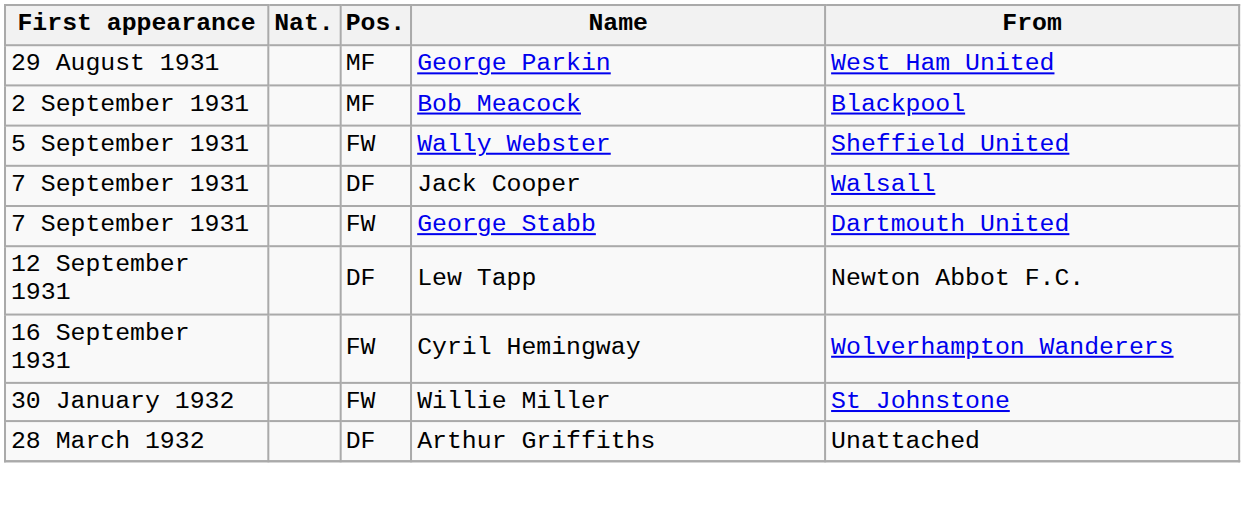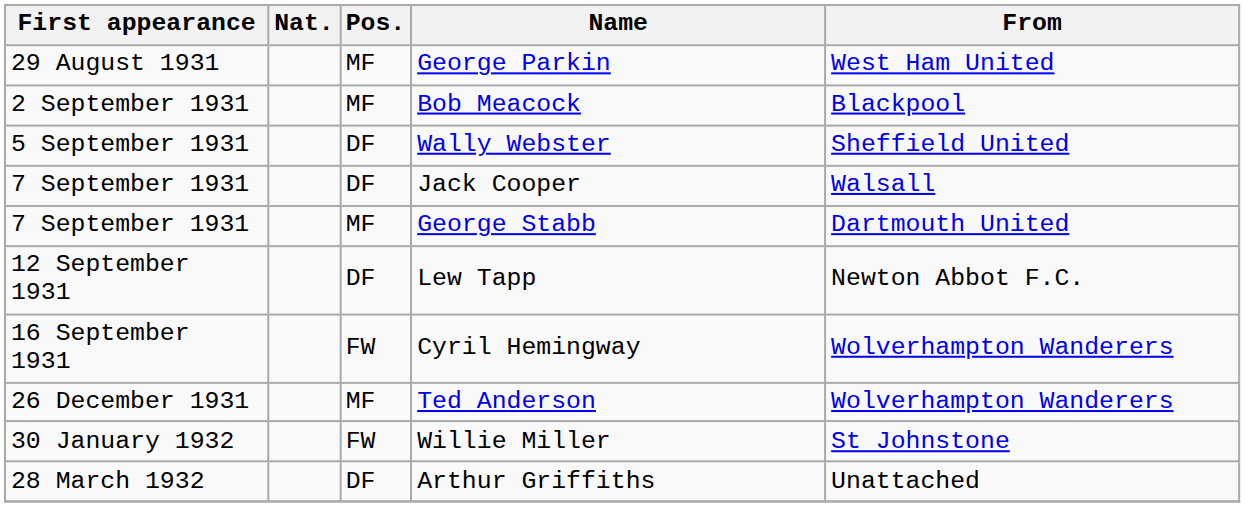(361, 146) FW -> (361, 146) DF
(361, 226) FW -> (361, 226) MF
+ row: (507, 402)
